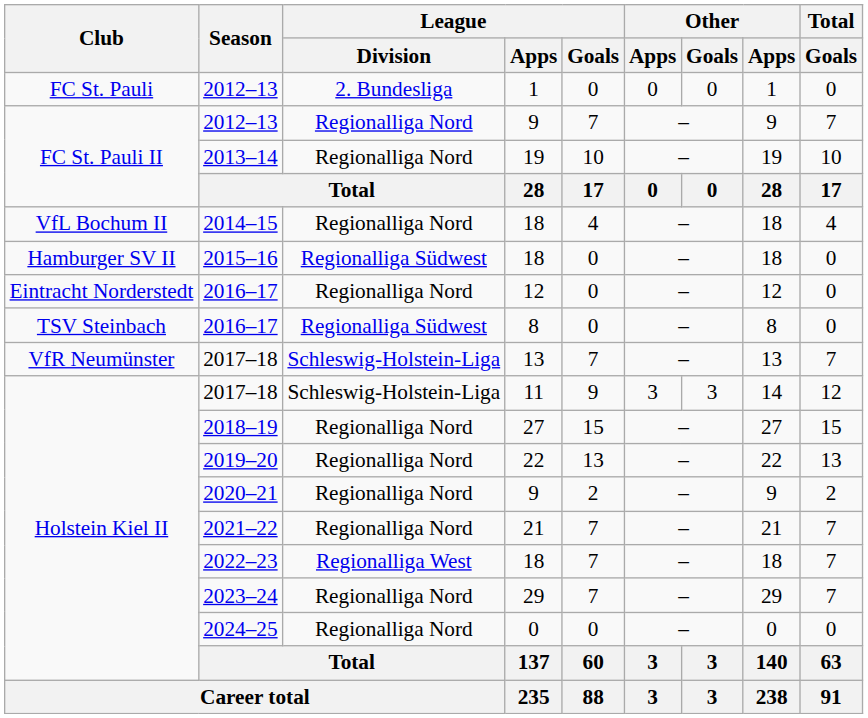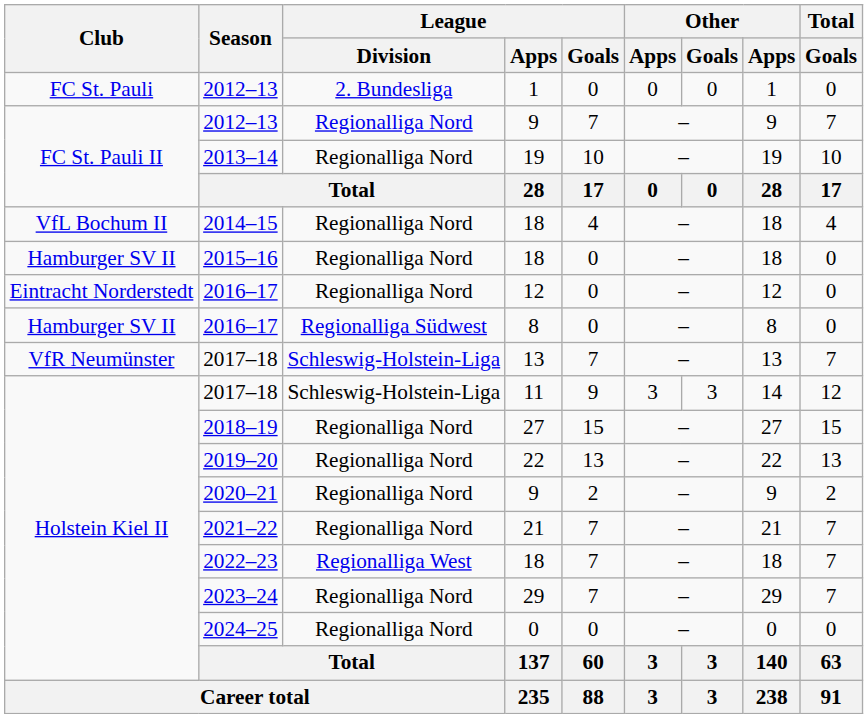(394, 257) Regionalliga Südwest -> (394, 257) Regionalliga Nord
(101, 325) TSV Steinbach -> (101, 325) Hamburger SV II
